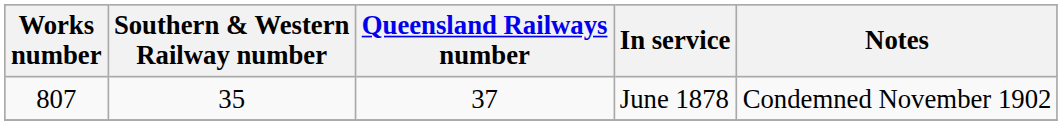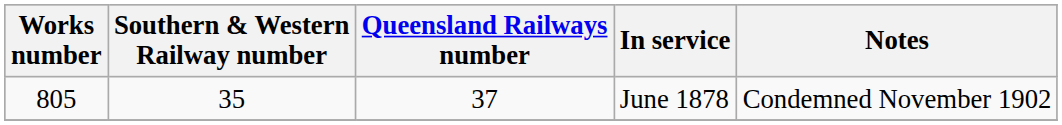(56, 98) 807 -> (56, 98) 805
